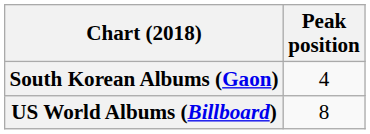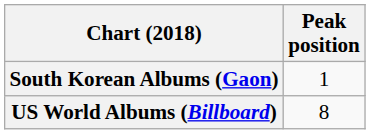(324, 78) 4 -> (324, 78) 1
